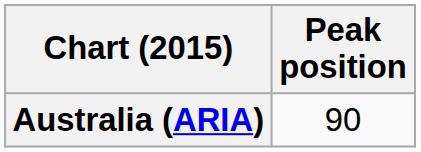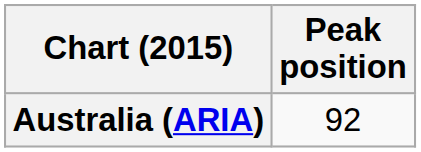(343, 119) 90 -> (343, 119) 92
